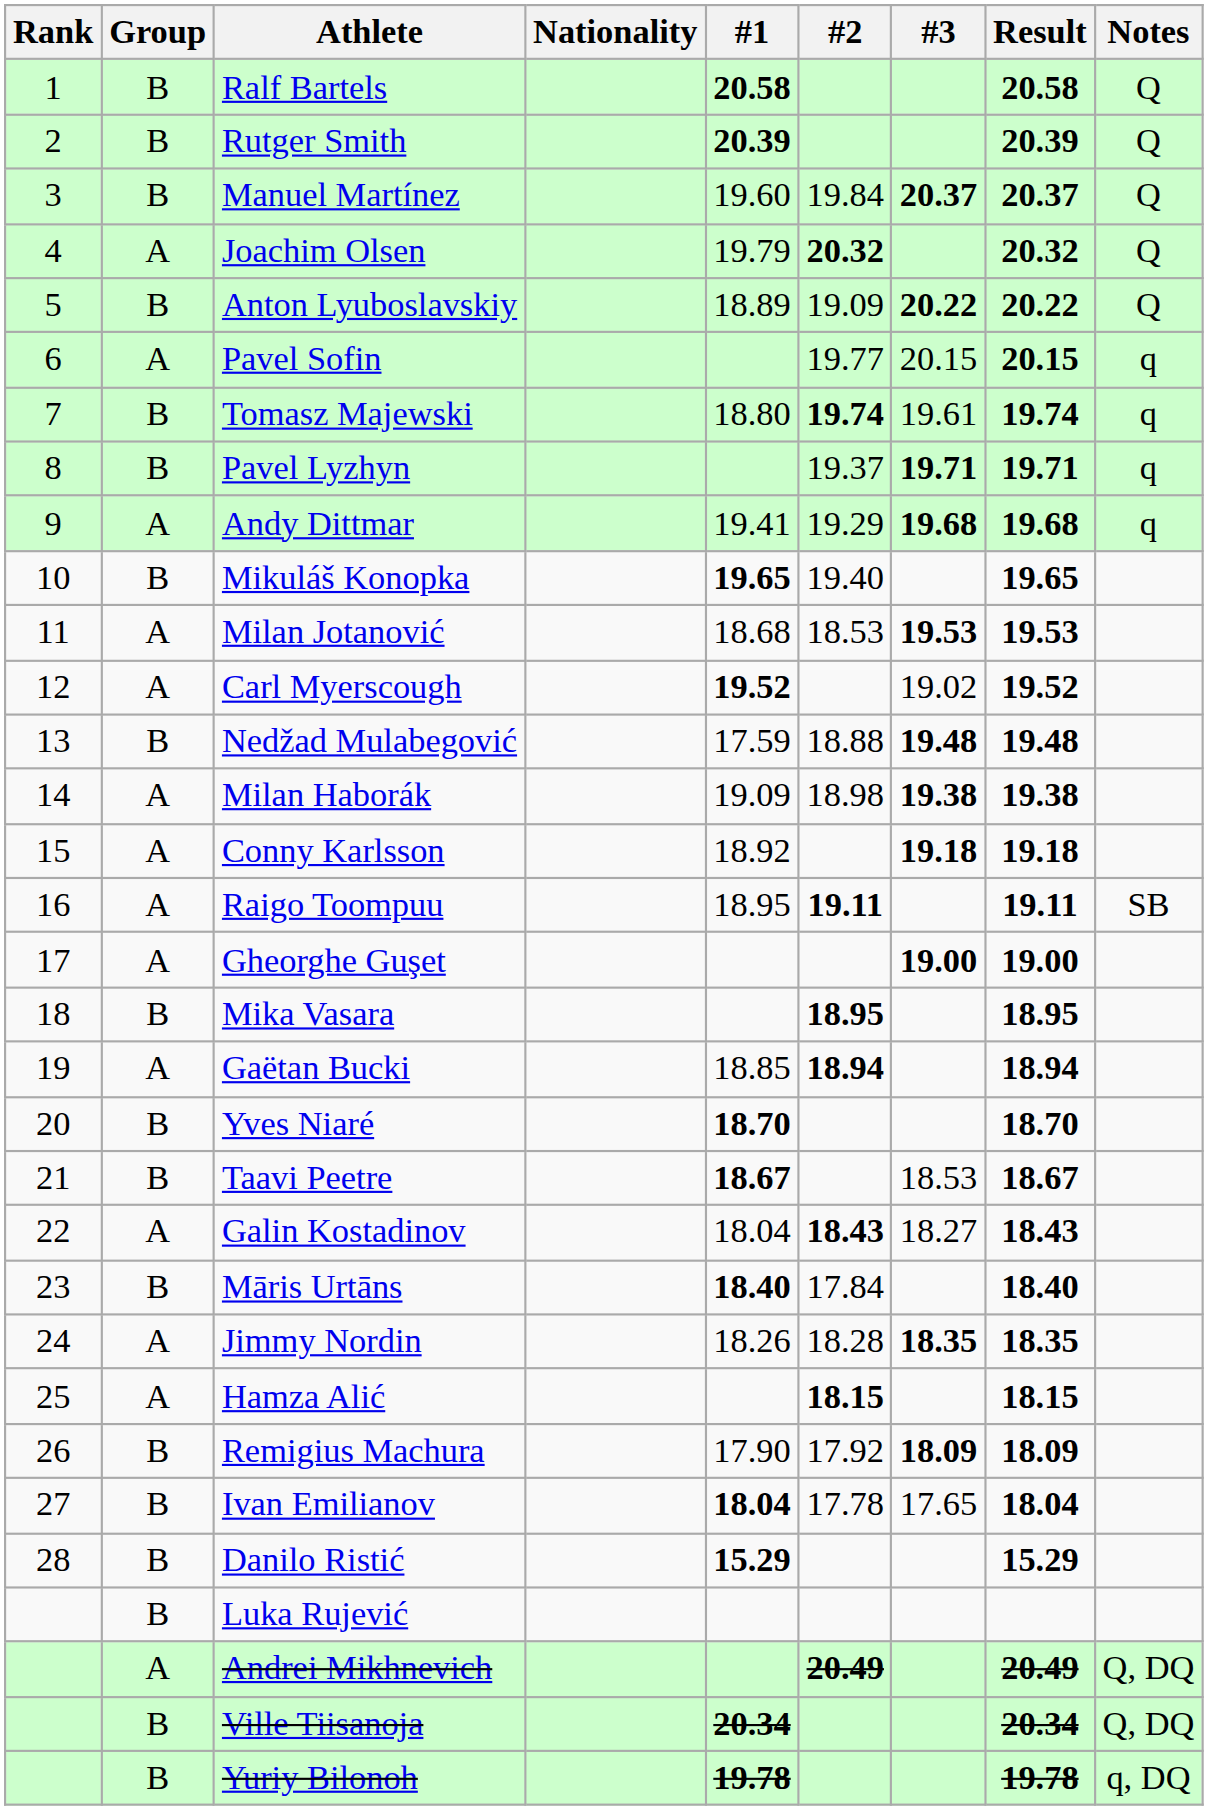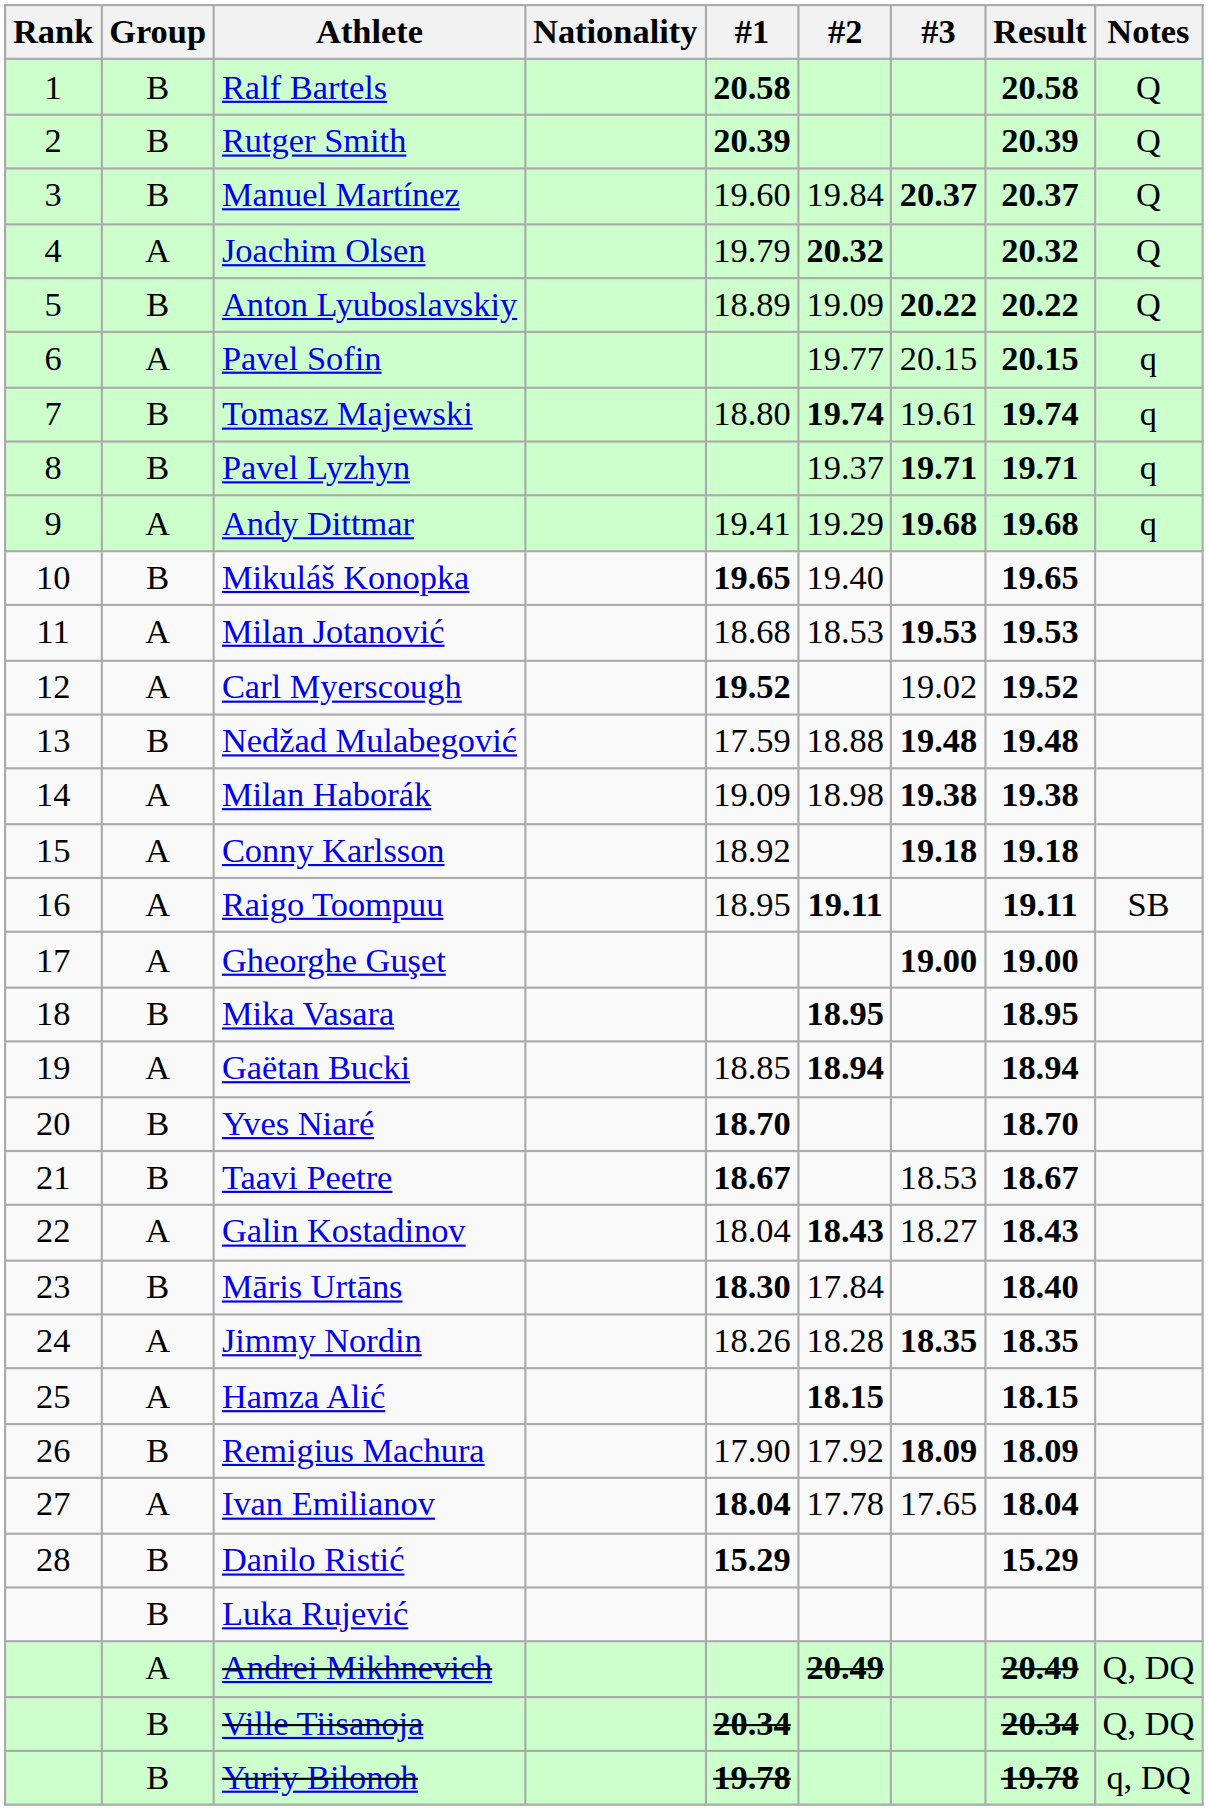(752, 1286) 18.40 -> (752, 1286) 18.30
(158, 1504) B -> (158, 1504) A
